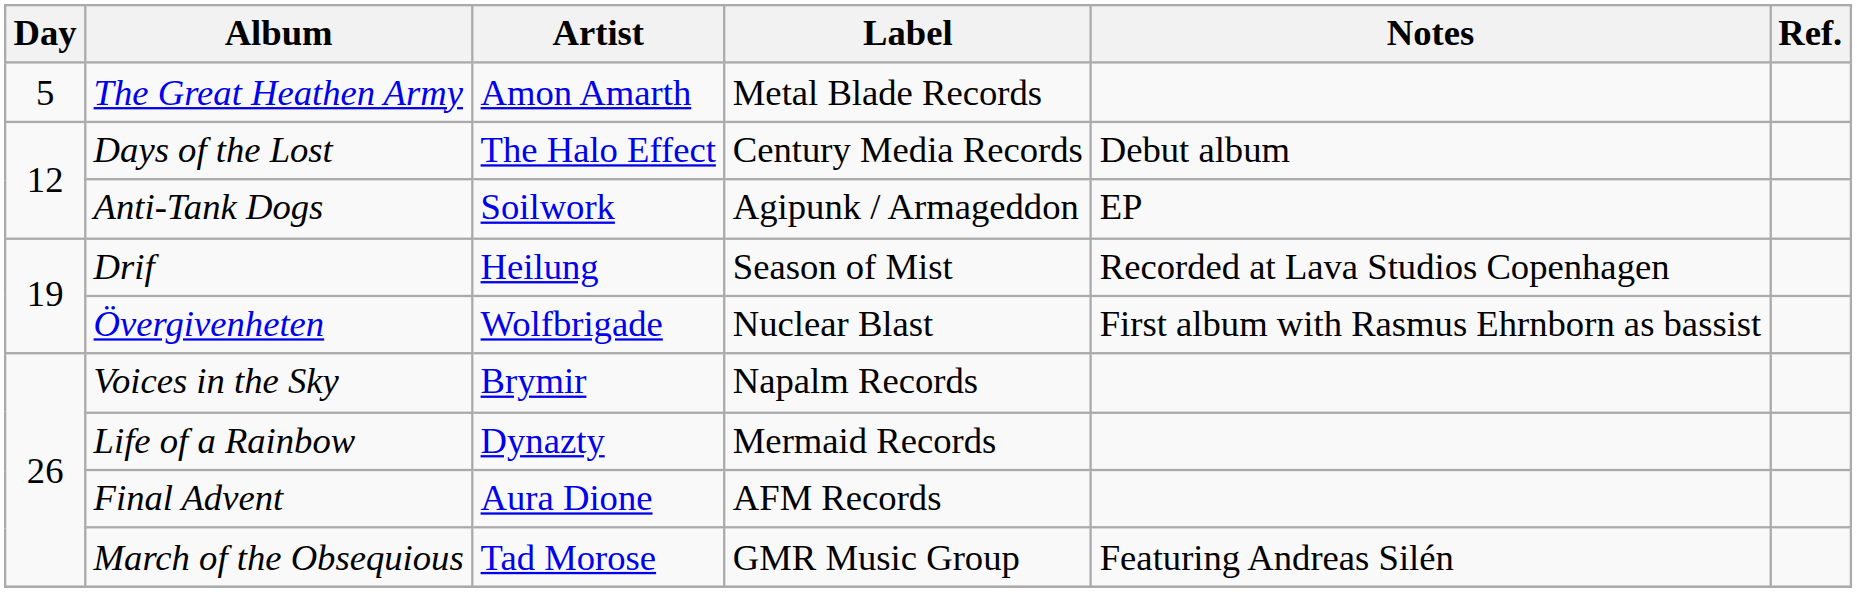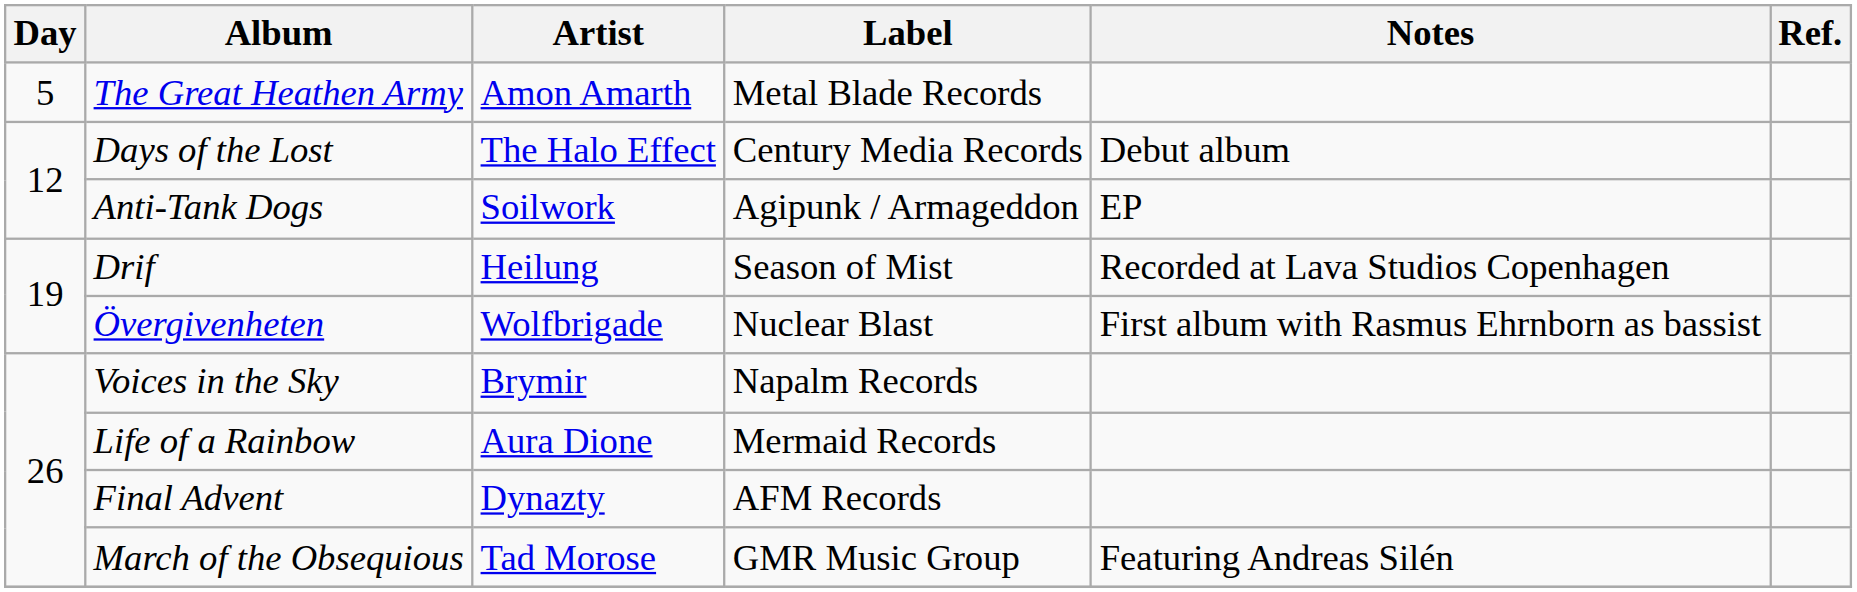(543, 440) Dynazty -> (567, 440) Aura Dione
(567, 498) Aura Dione -> (543, 498) Dynazty
